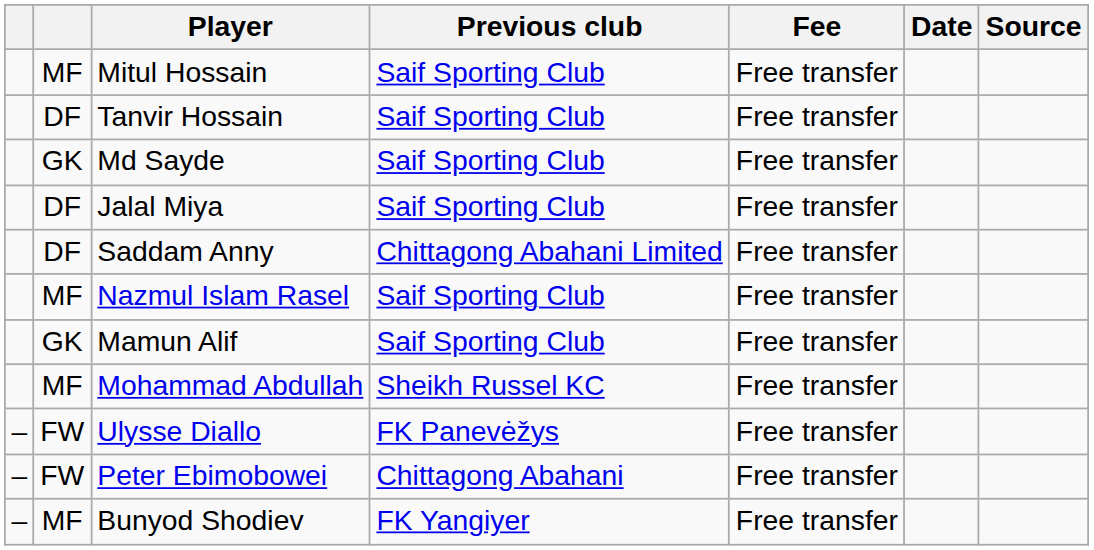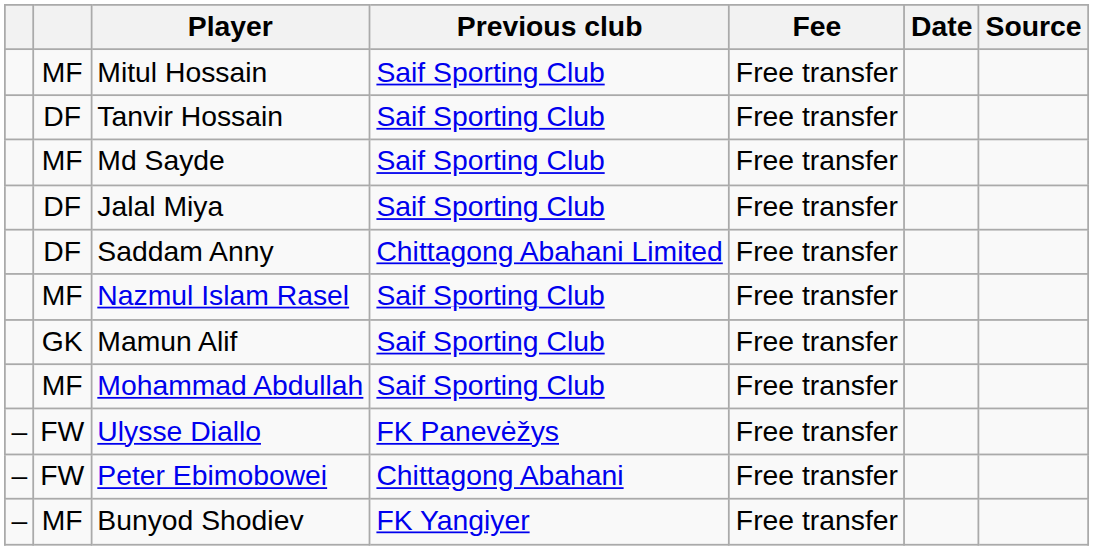(62, 161) GK -> (62, 161) MF
(491, 386) Sheikh Russel KC -> (491, 386) Saif Sporting Club
